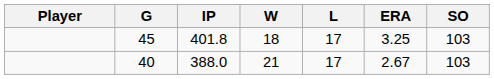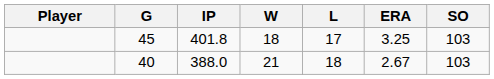(333, 62) 17 -> (333, 62) 18
